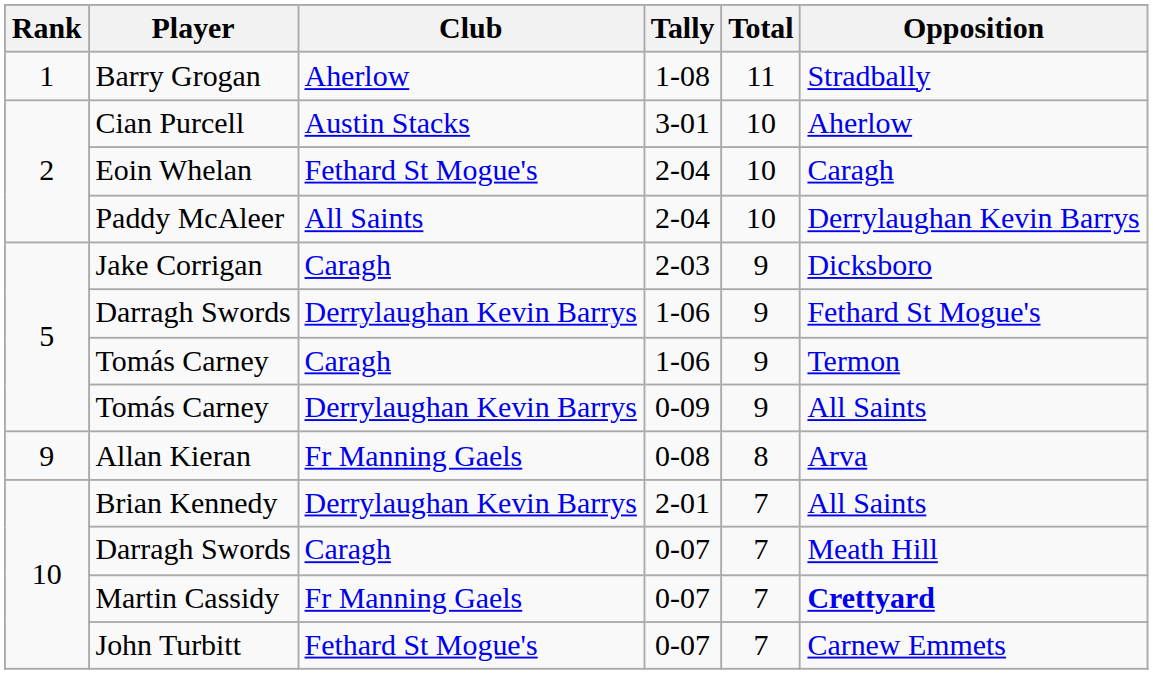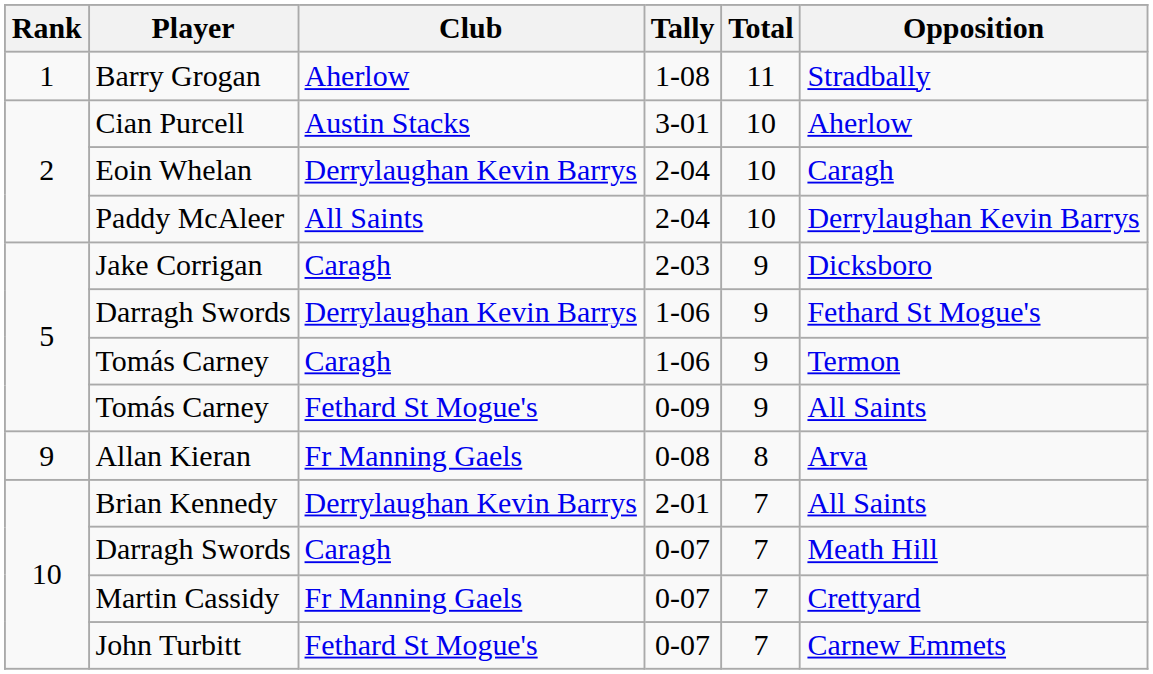(421, 170) Fethard St Mogue's -> (471, 170) Derrylaughan Kevin Barrys
(471, 407) Derrylaughan Kevin Barrys -> (421, 407) Fethard St Mogue's
(871, 597) bold -> (864, 597) normal
